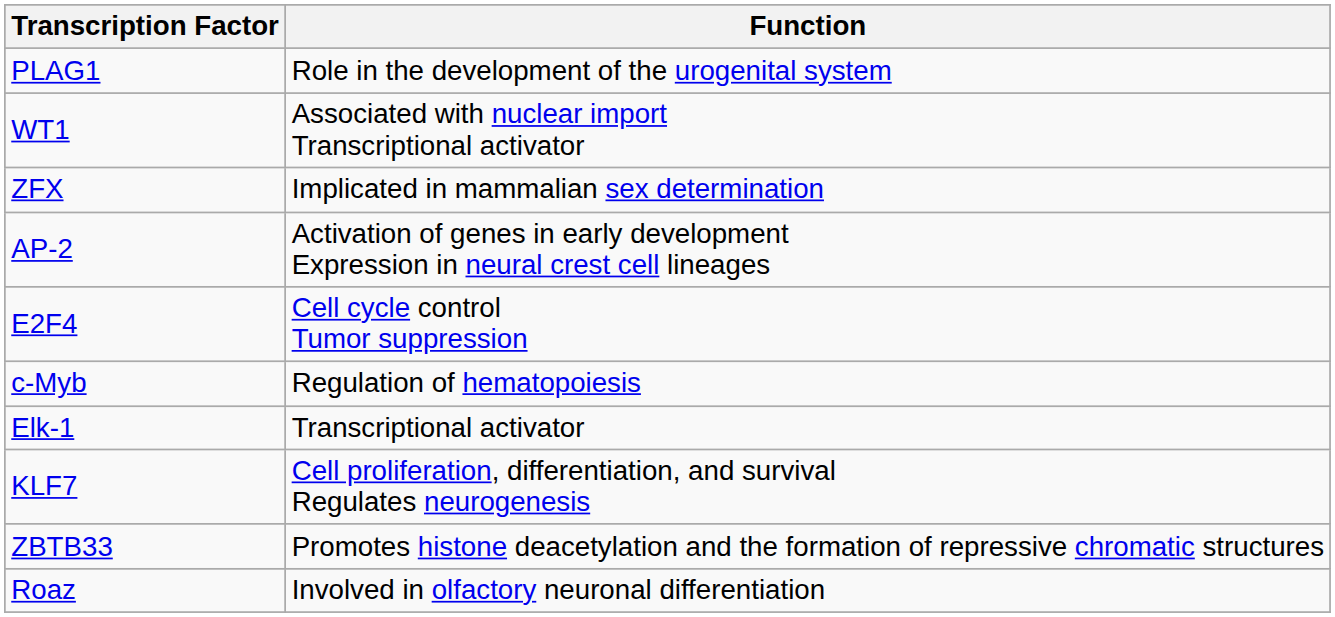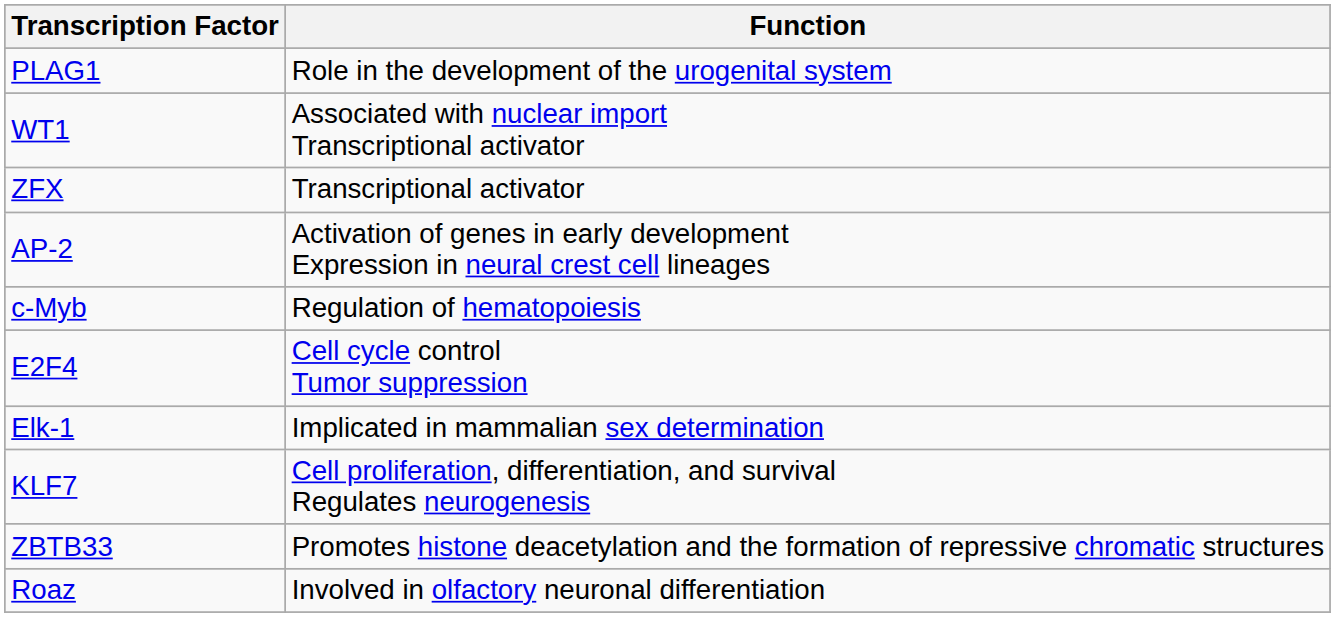(558, 189) Implicated in mammalian sex determination -> (438, 189) Transcriptional activator
rows swapped: (44, 323) <-> (49, 383)
(438, 427) Transcriptional activator -> (558, 427) Implicated in mammalian sex determination
